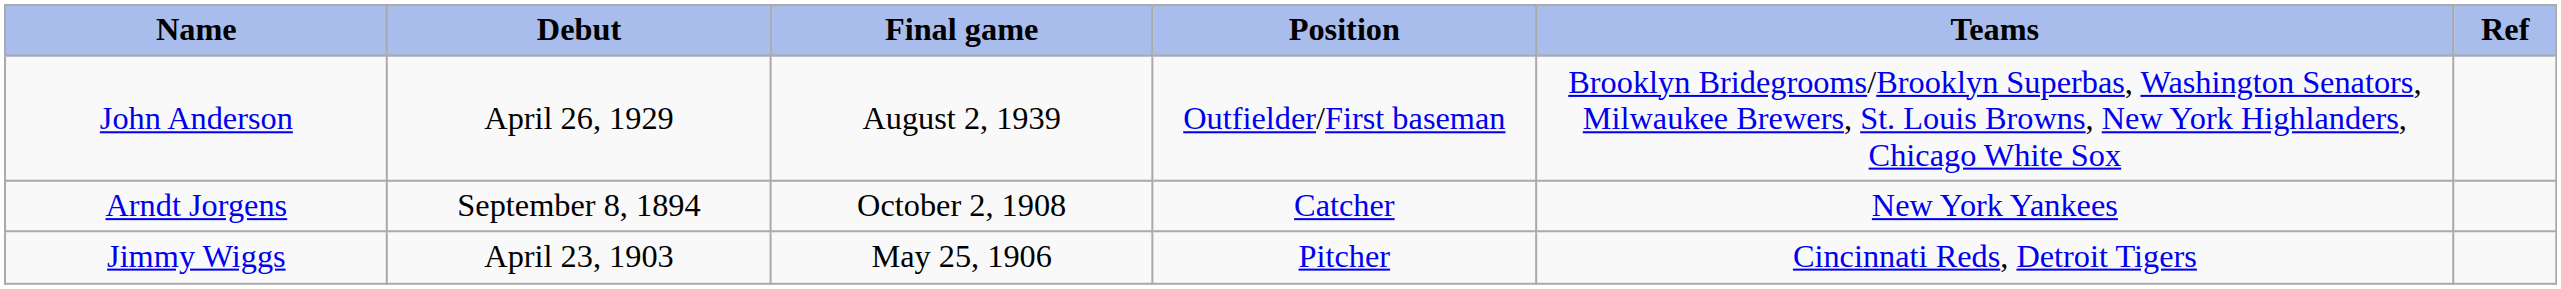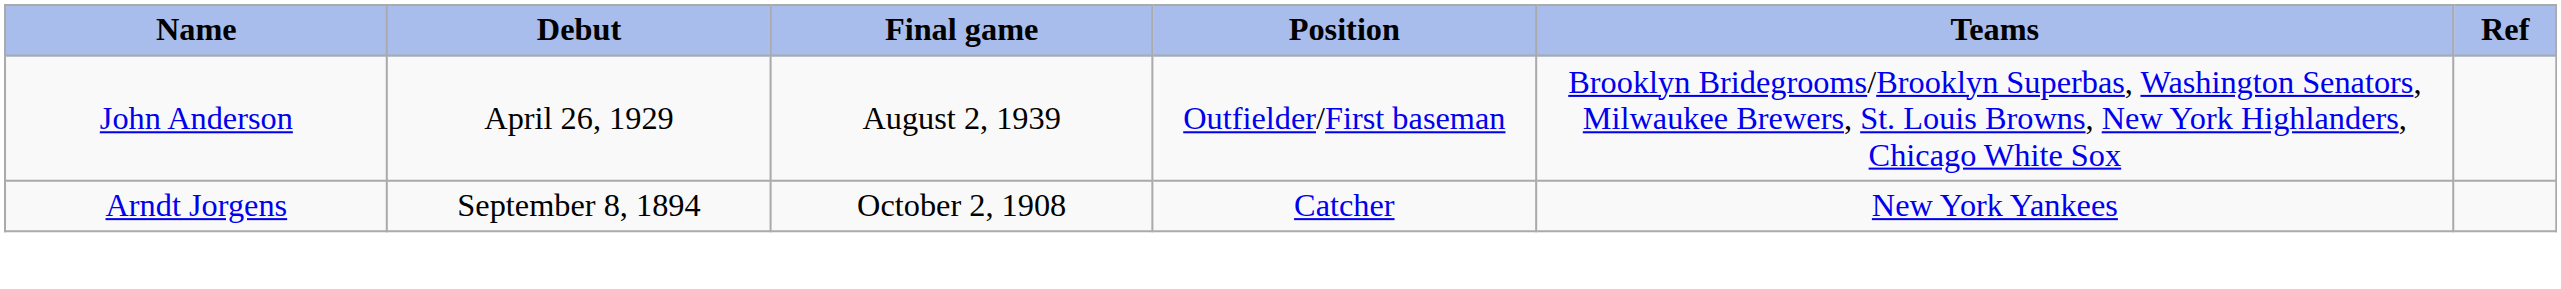- row: (196, 256)
